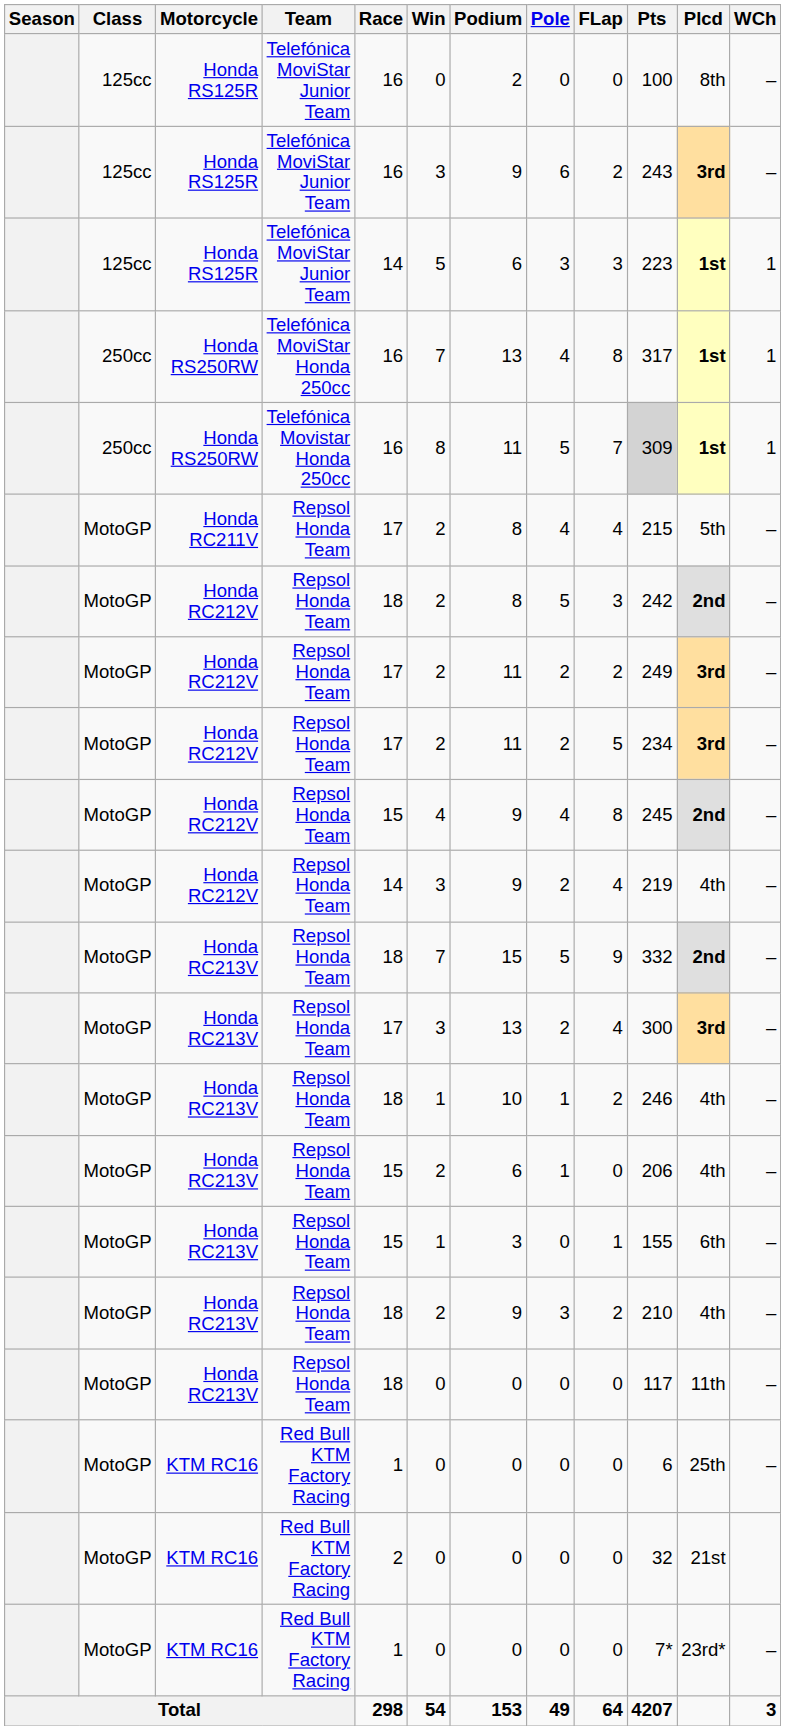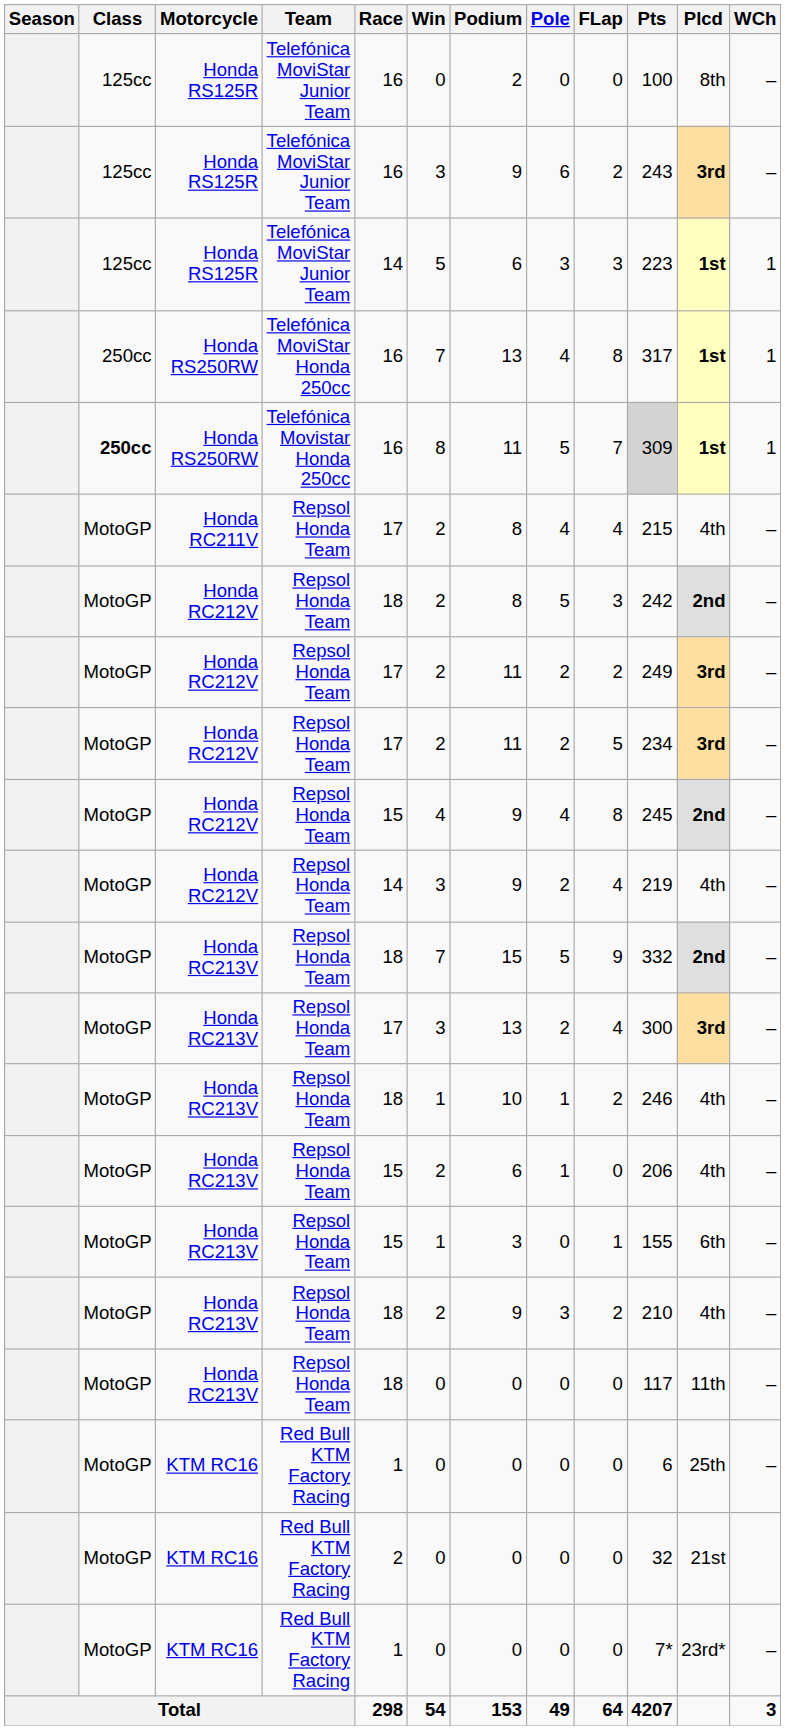(127, 448) normal -> (126, 448) bold
(713, 529) 5th -> (713, 529) 4th
